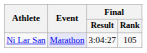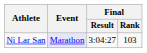(130, 40) 105 -> (130, 40) 103
